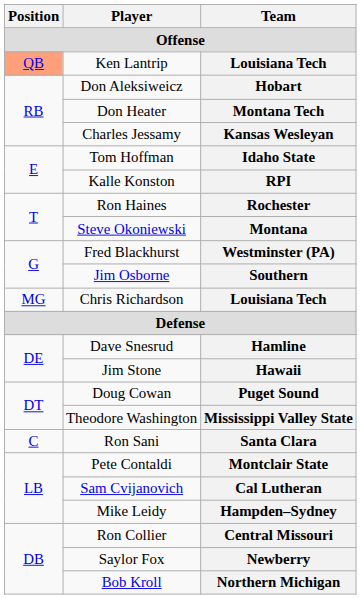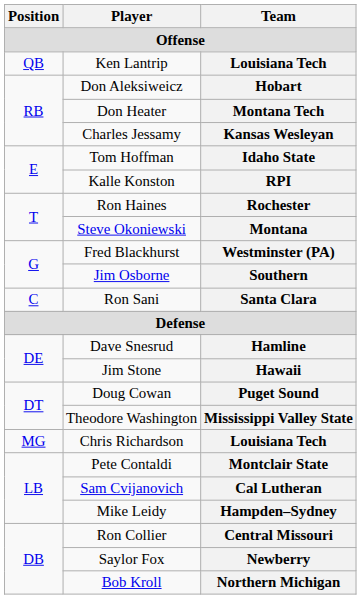(34, 63) lightsalmon background -> (34, 63) no background
rows swapped: (132, 441) <-> (132, 299)
